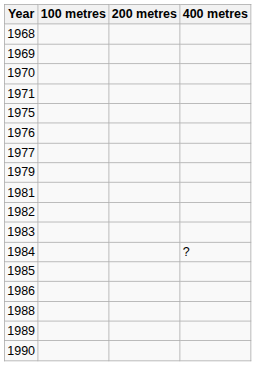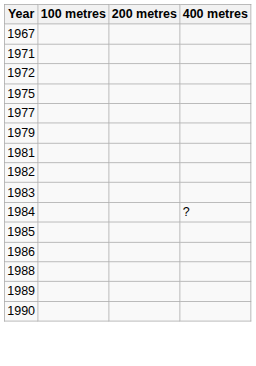+ row: (21, 34)
- row: (21, 34)
- row: (21, 53)
- row: (21, 73)
+ row: (21, 73)
- row: (21, 133)
